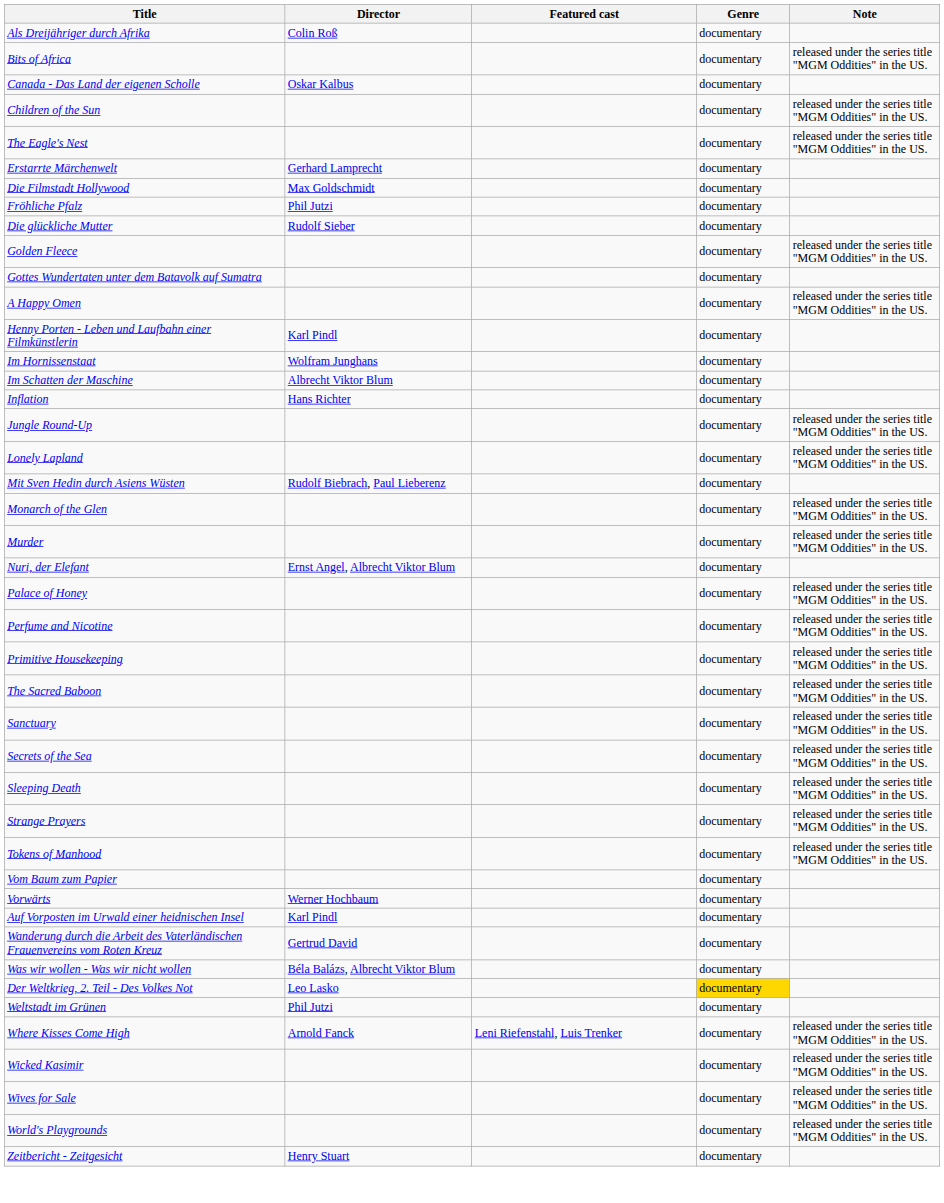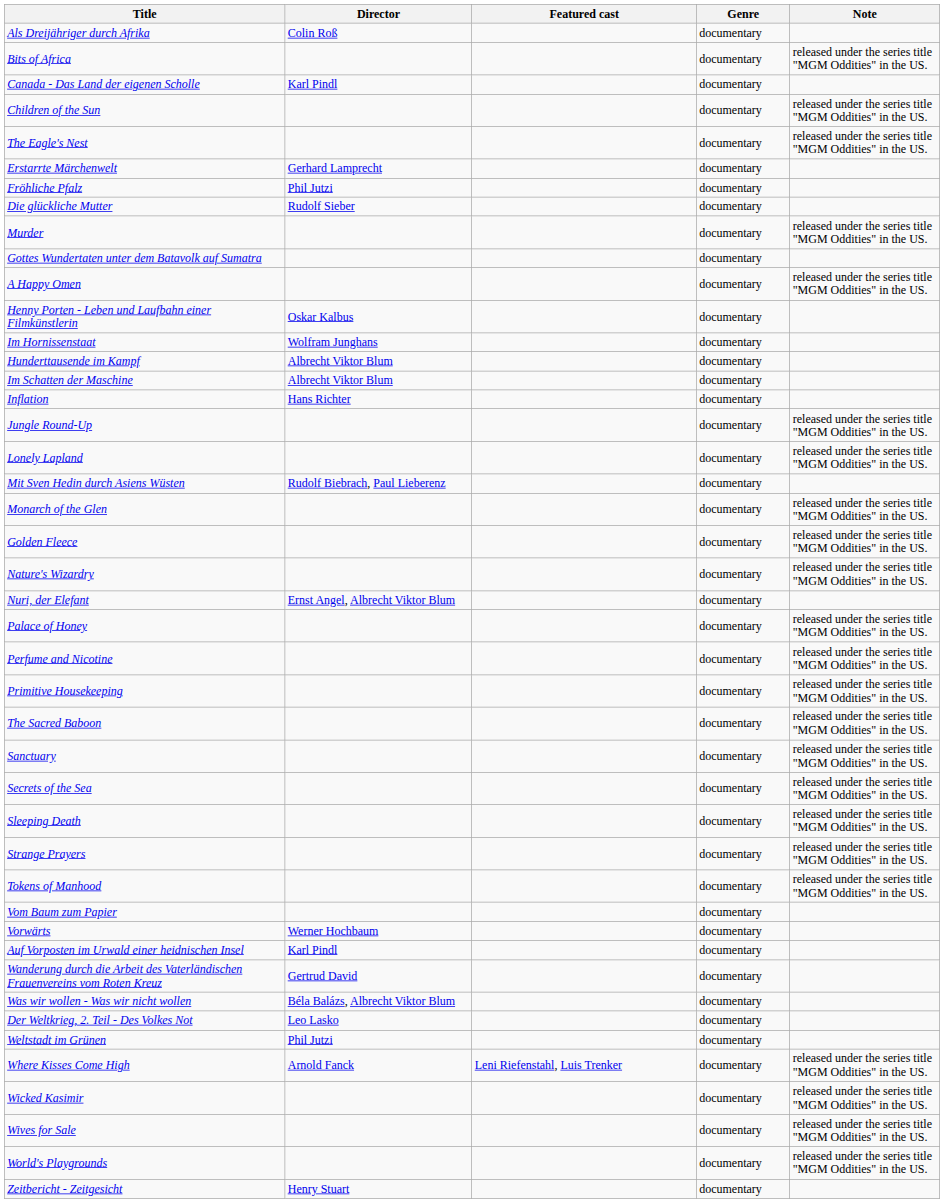(321, 84) Oskar Kalbus -> (313, 84) Karl Pindl
- row: (68, 187)
rows swapped: (42, 251) <-> (25, 541)
(313, 335) Karl Pindl -> (321, 316) Oskar Kalbus
+ row: (73, 361)
+ row: (50, 574)
(731, 988) gold background -> (731, 1020) no background
